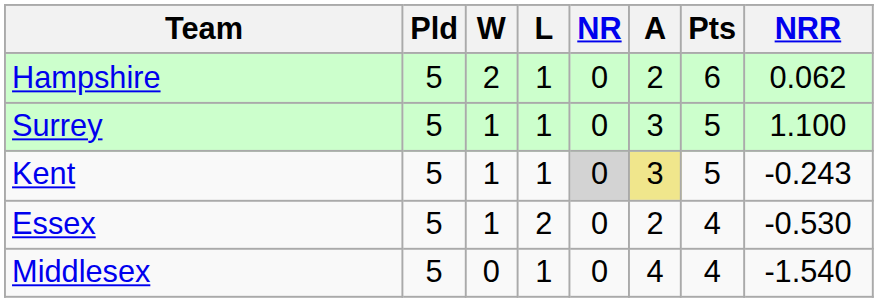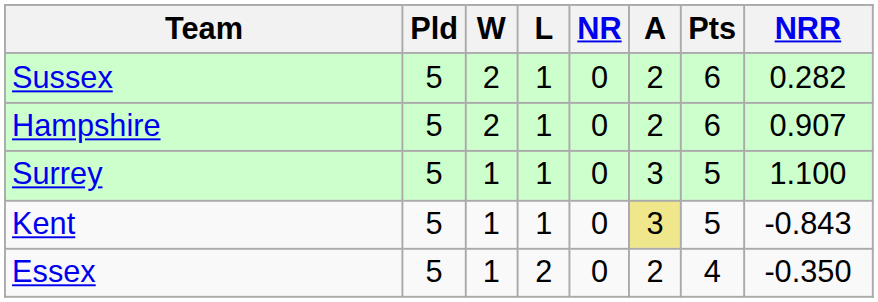+ row: (62, 77)
(808, 77) 0.062 -> (808, 126) 0.907
(599, 175) lightgrey background -> (599, 223) no background
(808, 175) -0.243 -> (808, 223) -0.843
(808, 223) -0.530 -> (808, 272) -0.350
- row: (81, 272)
